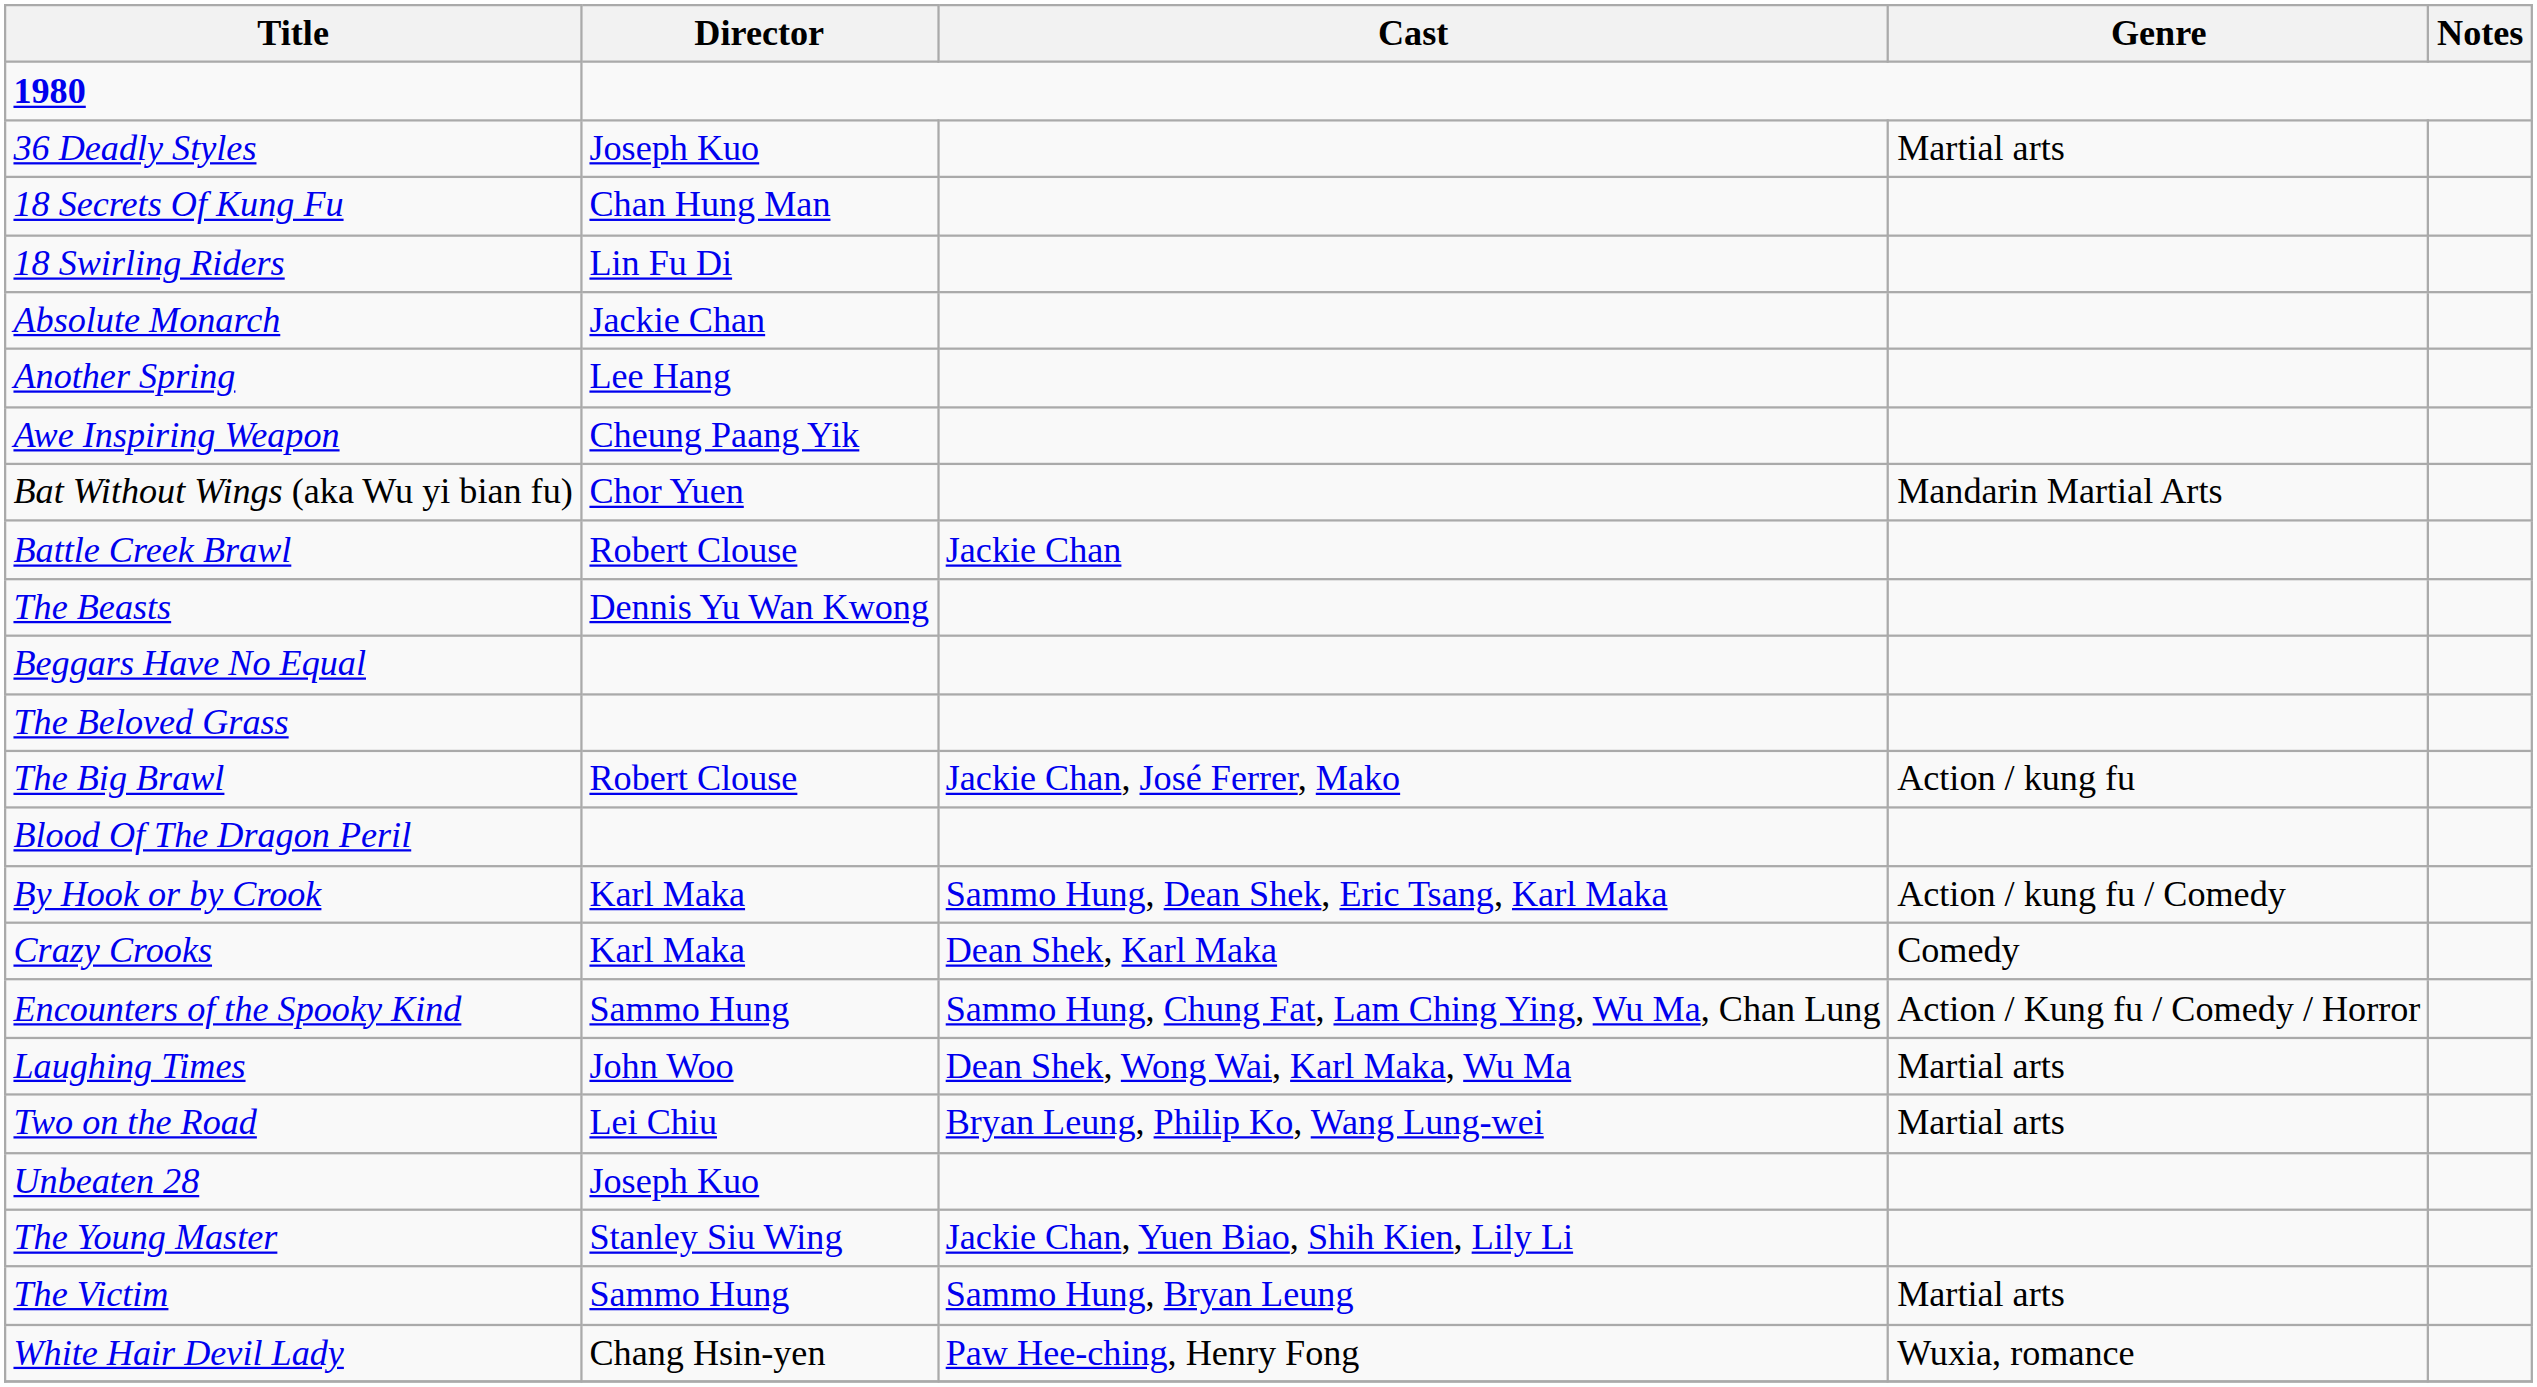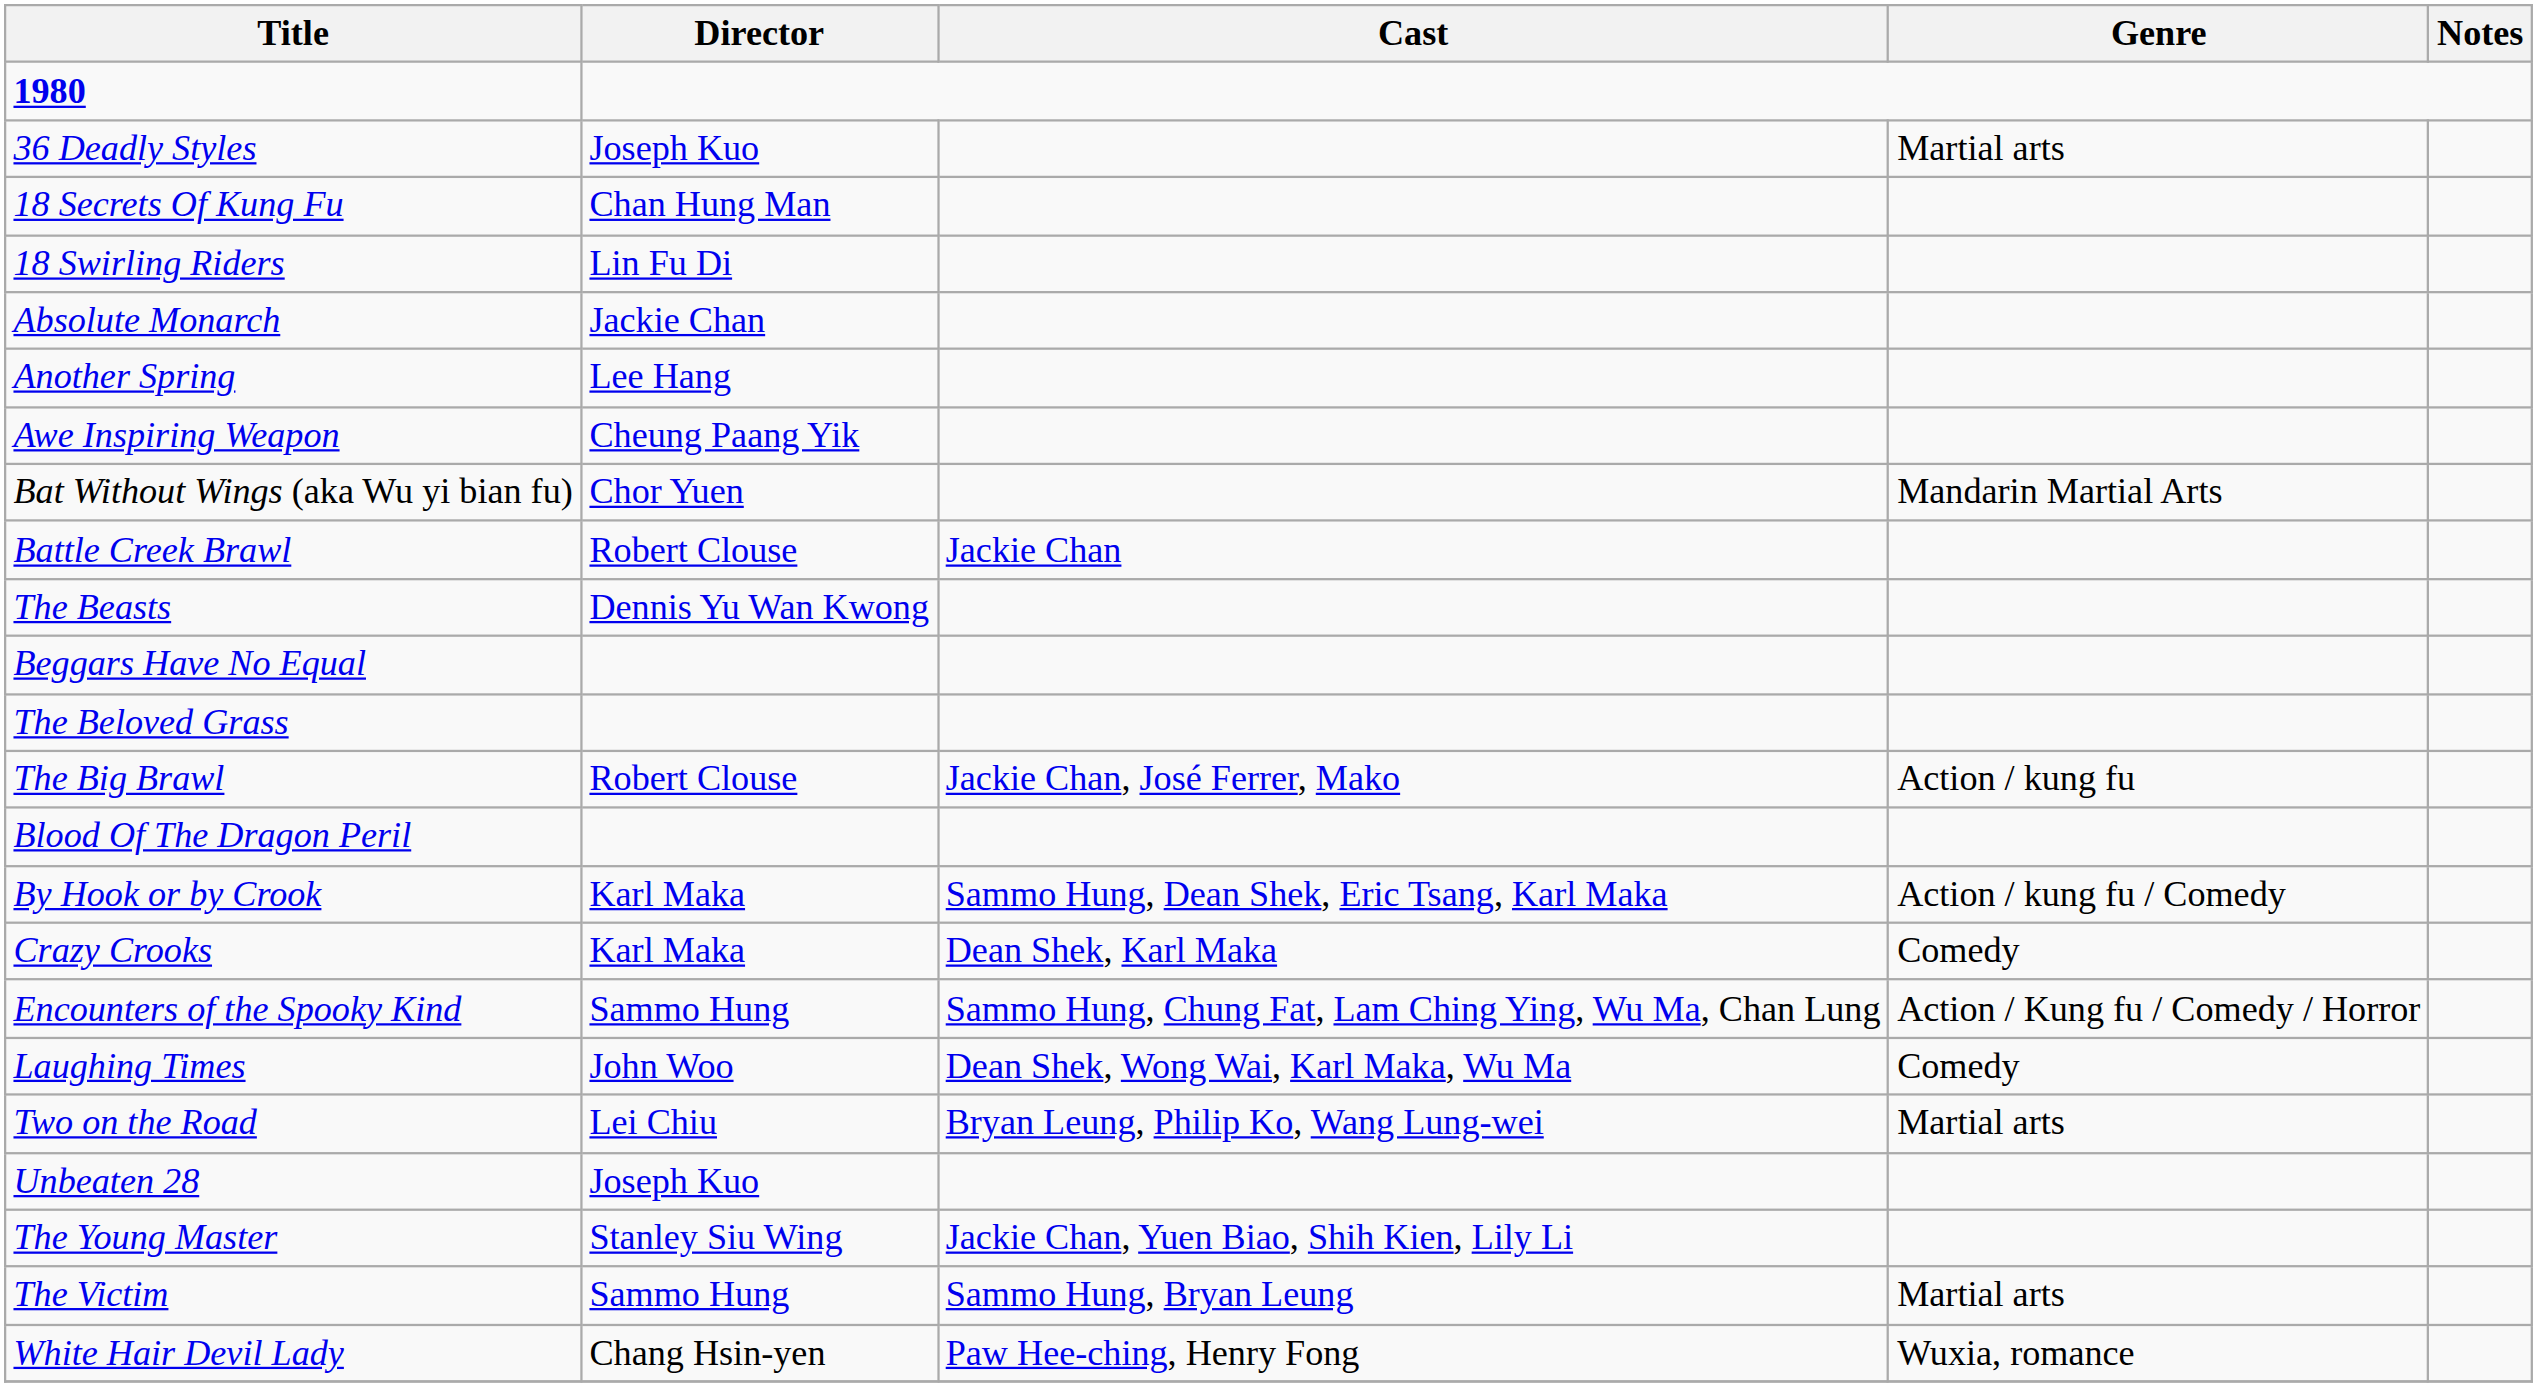(1981, 1065) Martial arts -> (1958, 1065) Comedy
